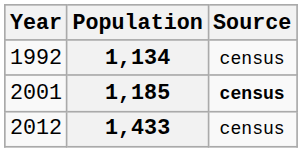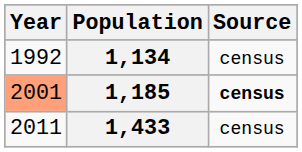(36, 93) no background -> (36, 93) lightsalmon background
(36, 129) 2012 -> (36, 129) 2011
